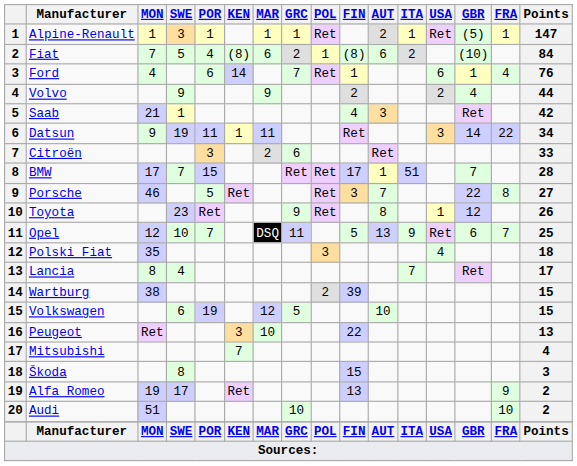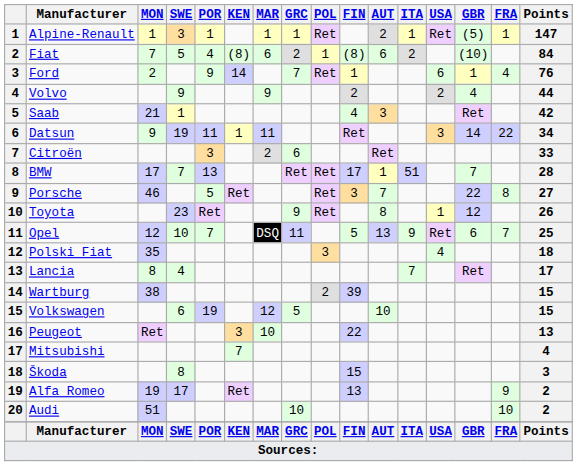(152, 74) 4 -> (152, 74) 2
(210, 74) 6 -> (210, 74) 9
(210, 173) 15 -> (210, 173) 13
